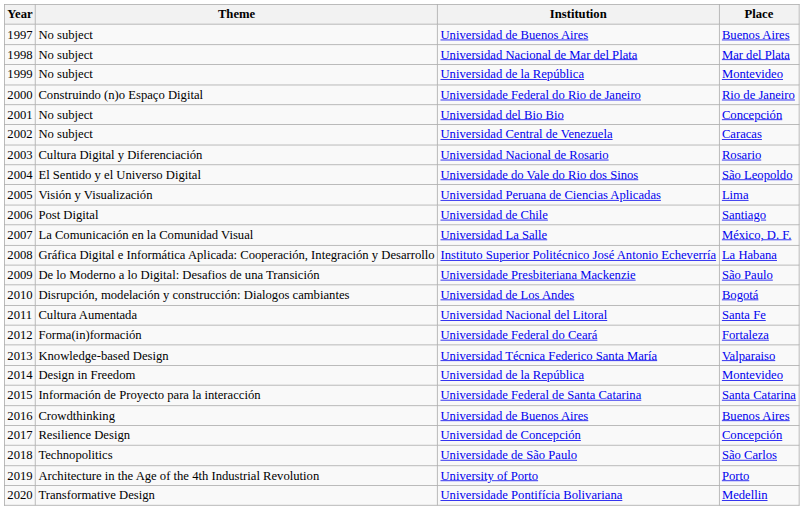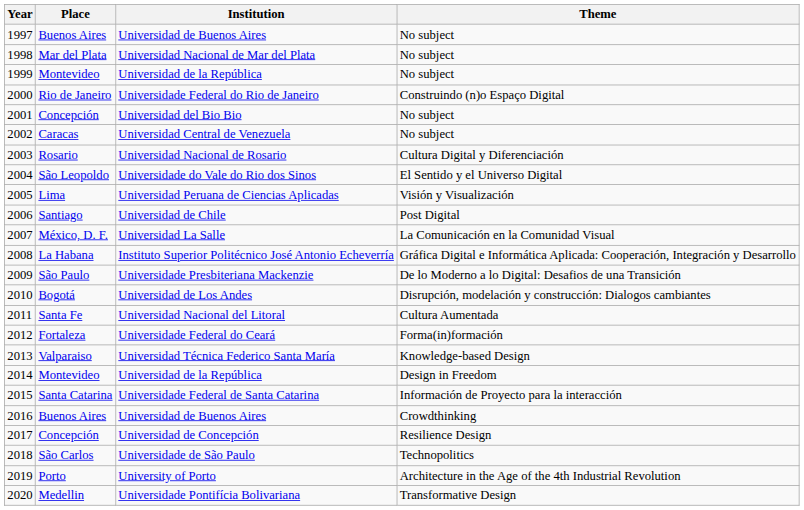columns swapped: (759, 14) <-> (237, 14)
